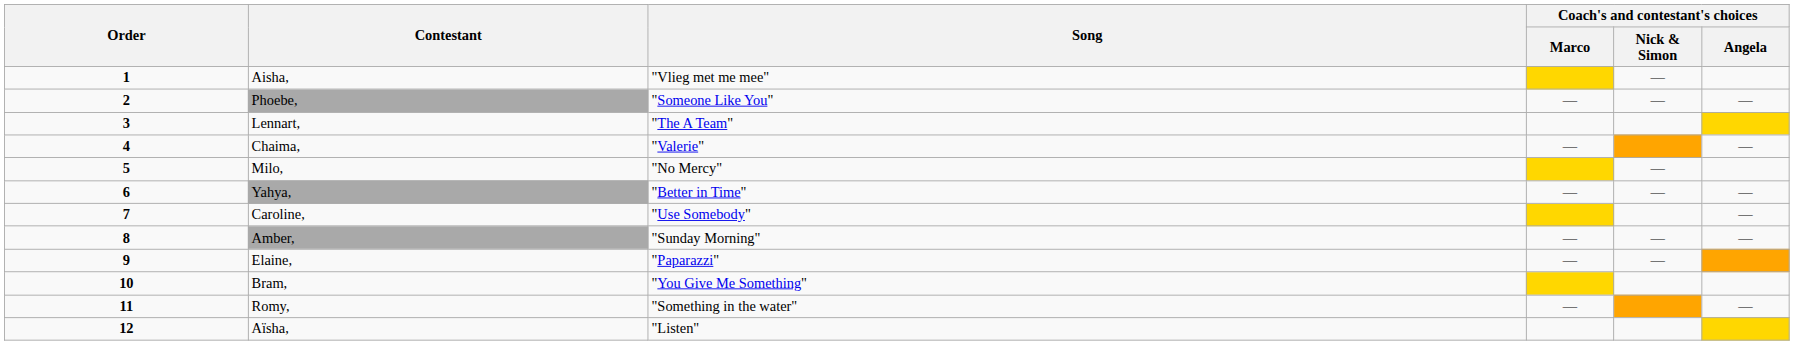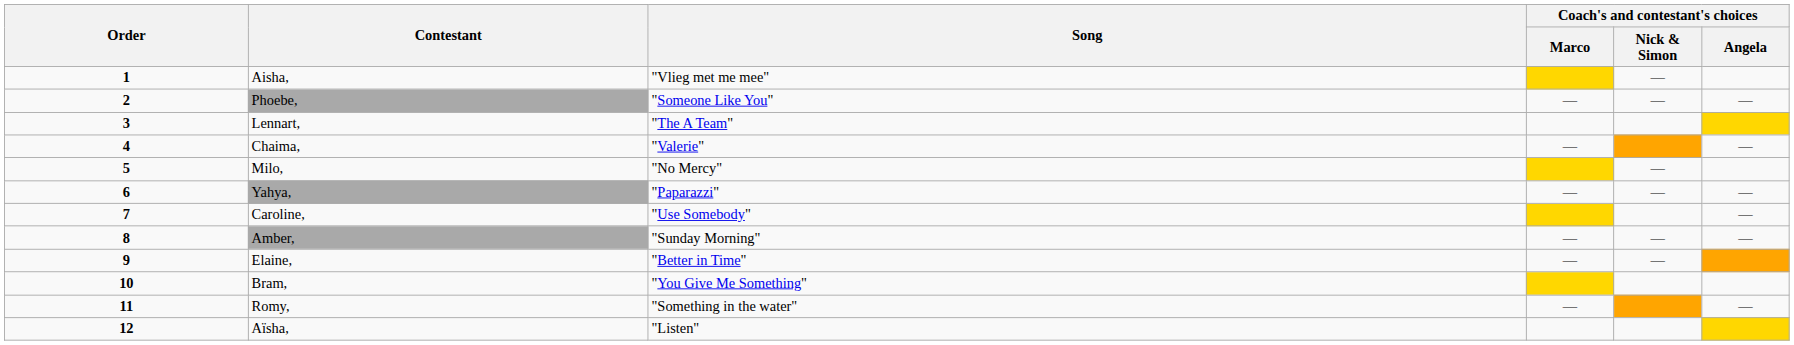(699, 191) "Better in Time" -> (685, 191) "Paparazzi"
(685, 260) "Paparazzi" -> (699, 260) "Better in Time"
